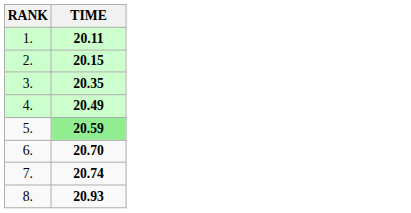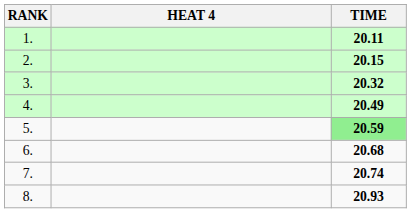+ column: (191, 16)
(89, 83) 20.35 -> (369, 83) 20.32
(89, 151) 20.70 -> (369, 151) 20.68
